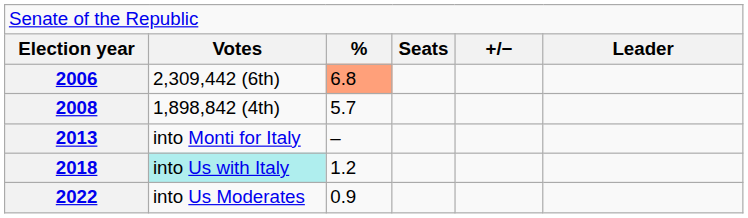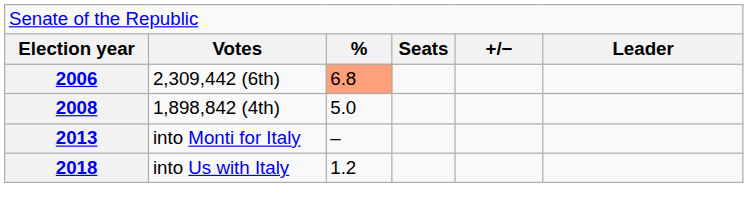(343, 108) 5.7 -> (343, 108) 5.0
(221, 167) paleturquoise background -> (221, 167) no background
- row: (77, 197)
